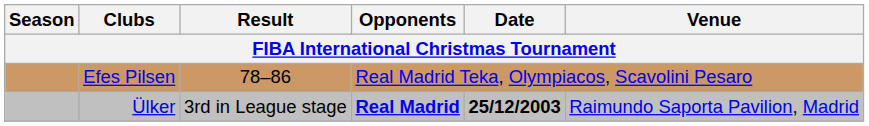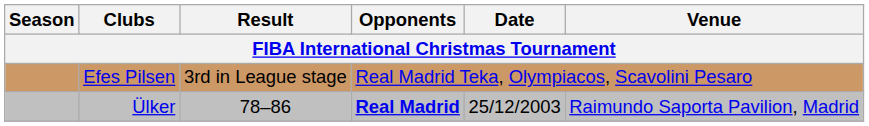(265, 78) 78–86 -> (265, 78) 3rd in League stage
(265, 107) 3rd in League stage -> (265, 107) 78–86
(515, 107) bold -> (515, 107) normal
